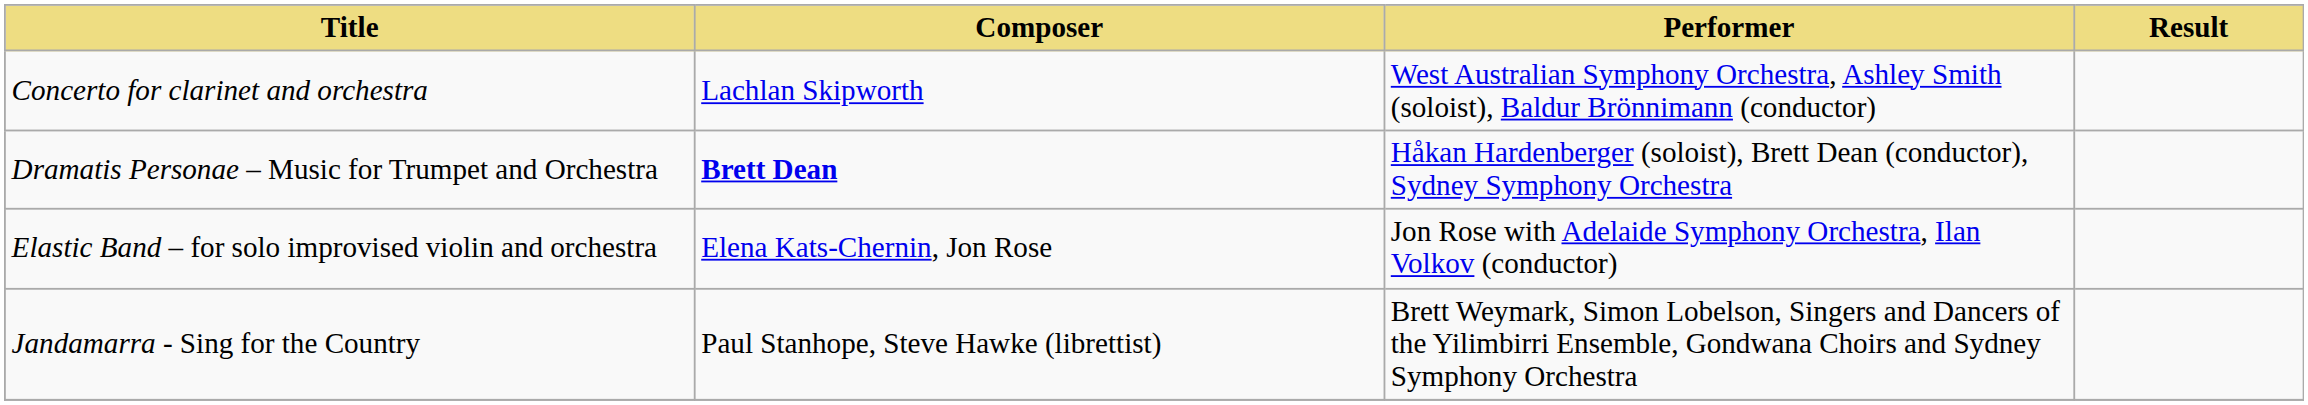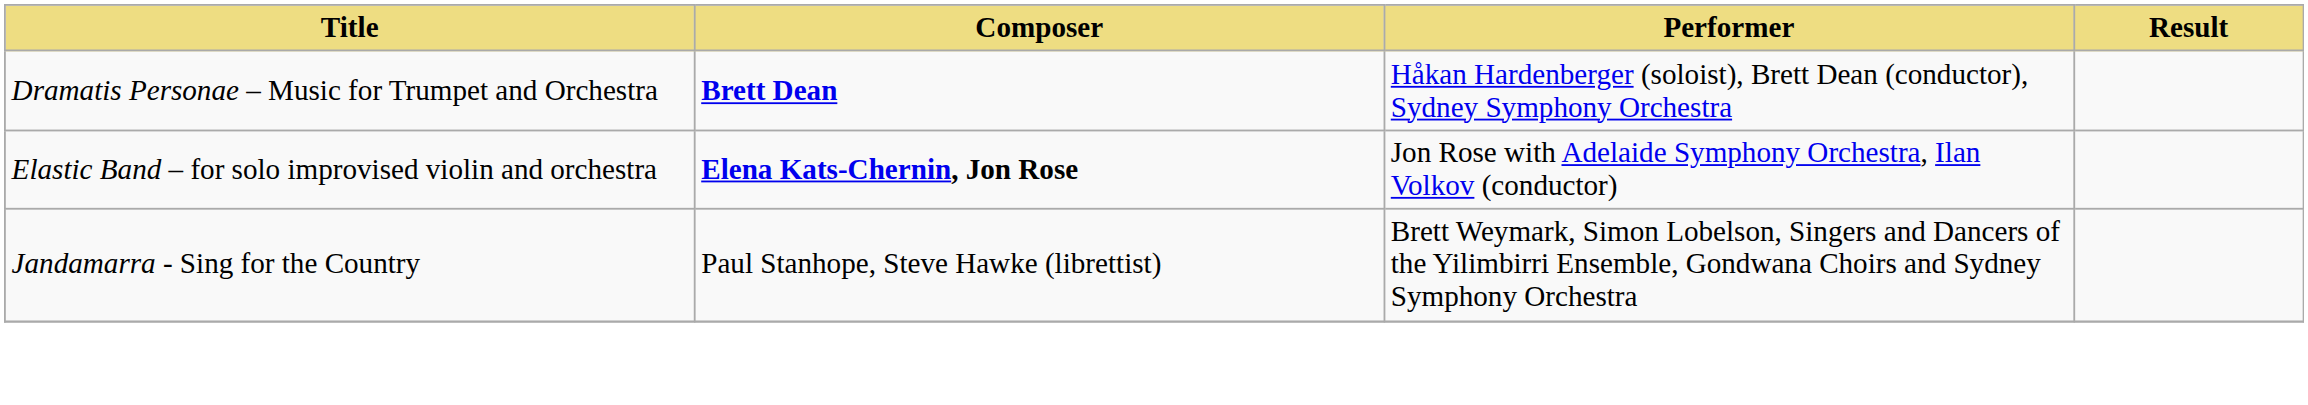- row: (220, 90)
(877, 248) normal -> (890, 169) bold
